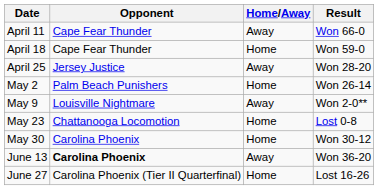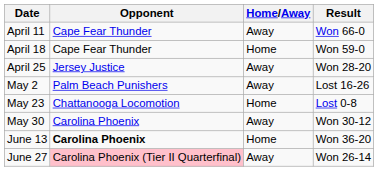(261, 85) Home -> (260, 85) Away
(343, 85) Won 26-14 -> (343, 85) Lost 16-26
- row: (22, 103)
(261, 139) Home -> (260, 121) Away
(260, 157) Away -> (261, 139) Home
(147, 175) no background -> (147, 157) pink background
(261, 175) Home -> (260, 157) Away
(343, 175) Lost 16-26 -> (343, 157) Won 26-14
